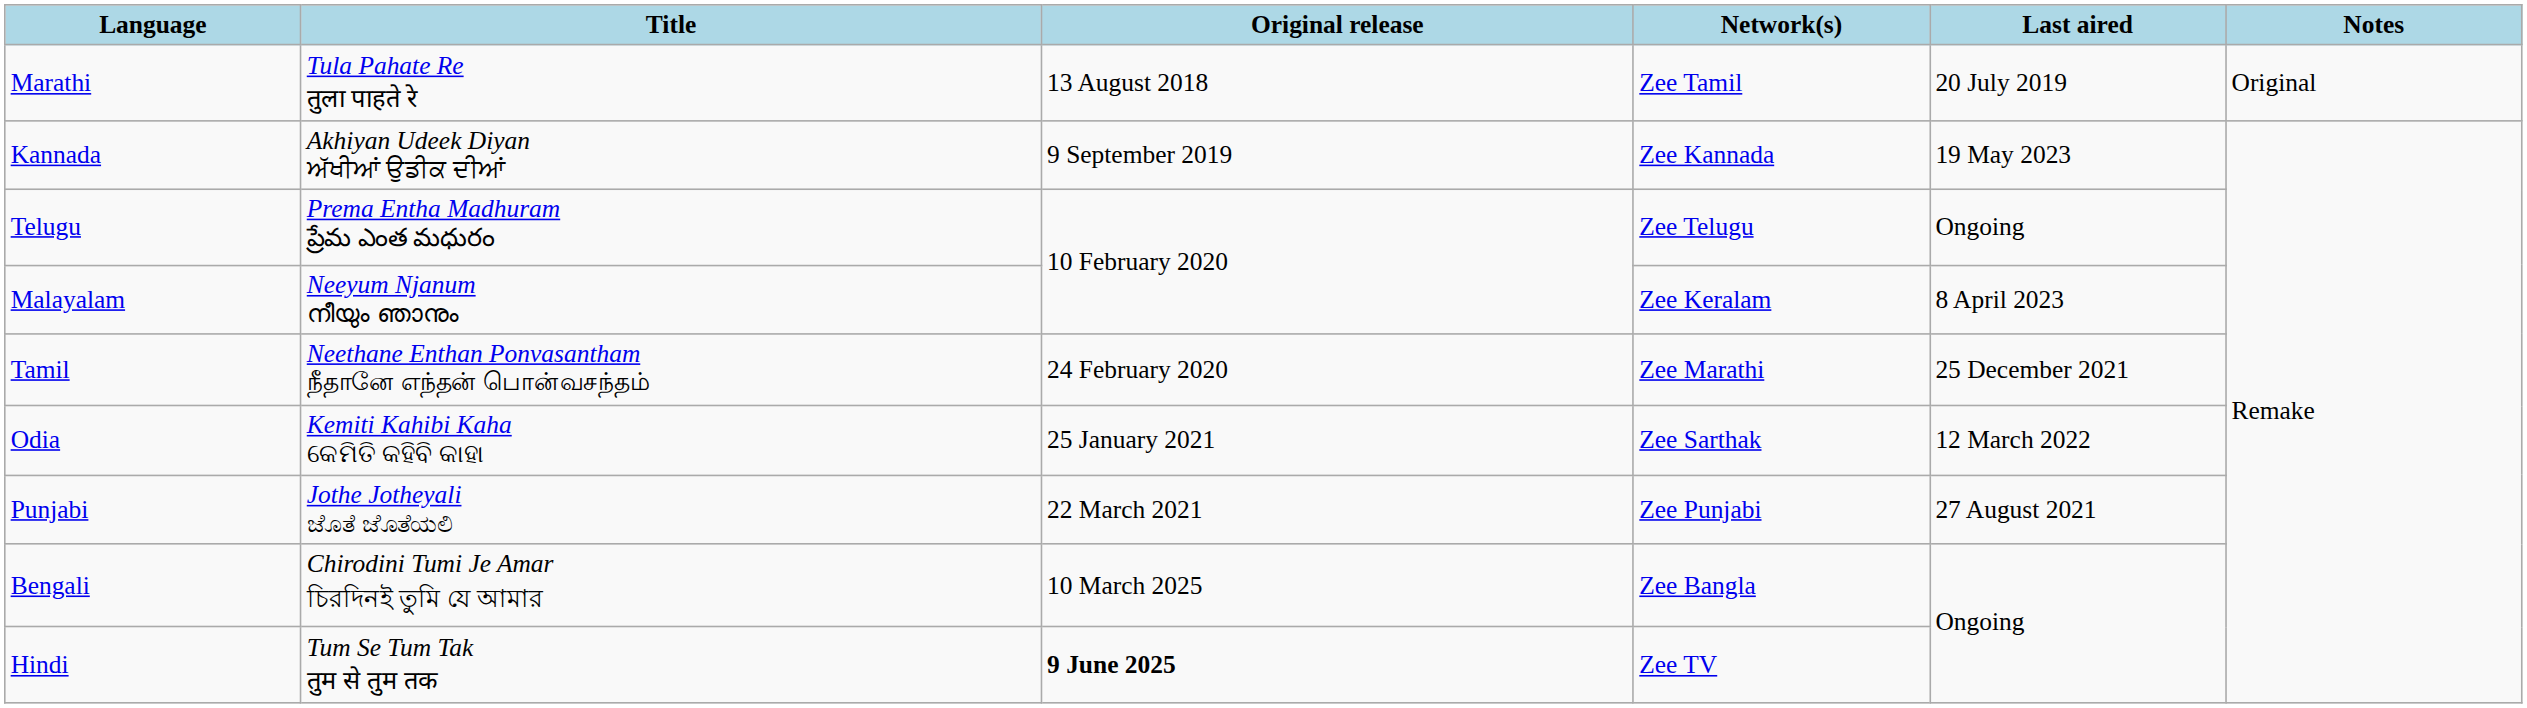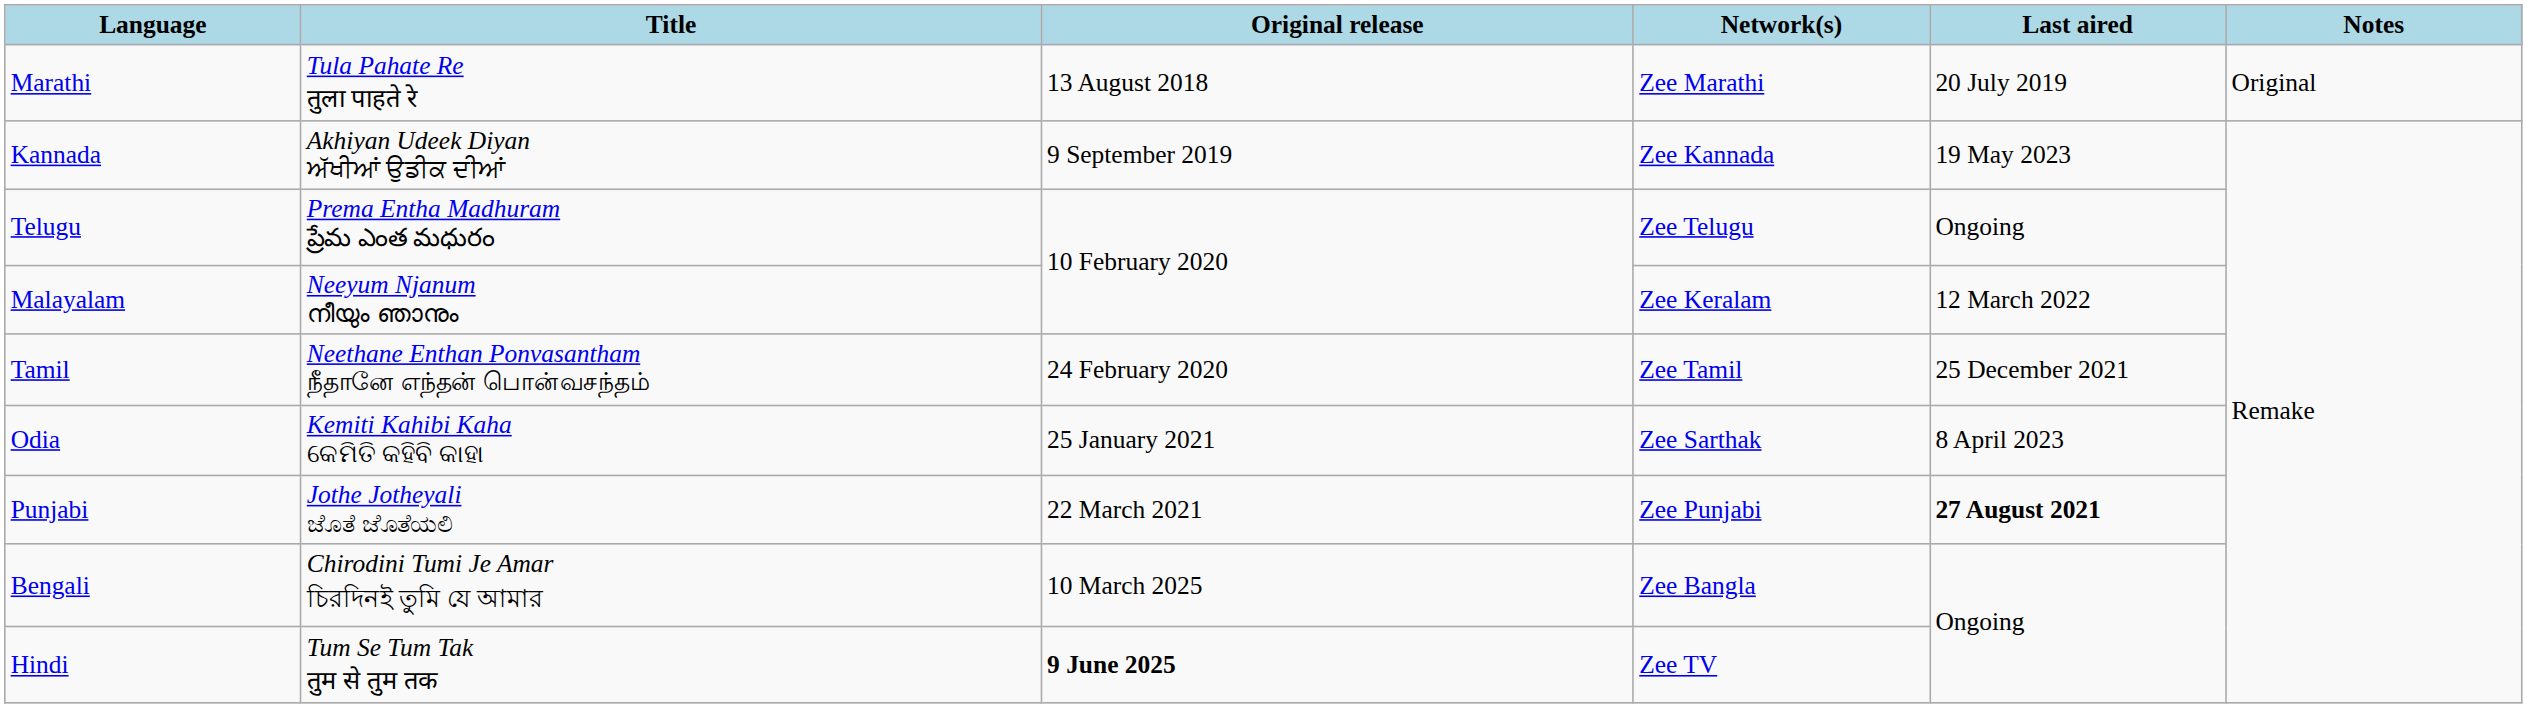(1691, 82) Zee Tamil -> (1702, 82) Zee Marathi
(2000, 298) 8 April 2023 -> (2013, 298) 12 March 2022
(1702, 369) Zee Marathi -> (1691, 369) Zee Tamil
(2013, 440) 12 March 2022 -> (2000, 440) 8 April 2023
(2016, 509) normal -> (2018, 509) bold
